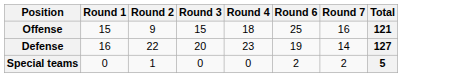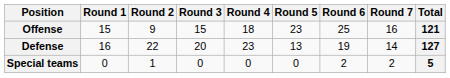+ column: (296, 13)
